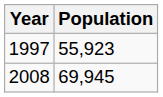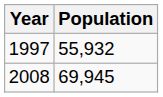(86, 48) 55,923 -> (86, 48) 55,932
